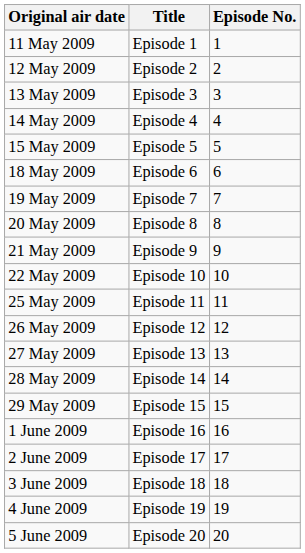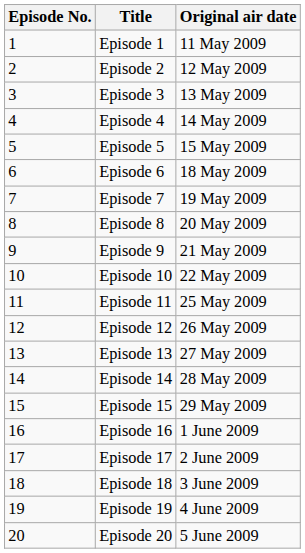columns swapped: (255, 17) <-> (67, 17)
